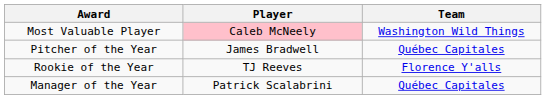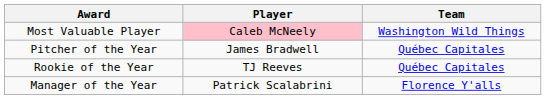(451, 67) Florence Y'alls -> (451, 67) Québec Capitales
(451, 85) Québec Capitales -> (451, 85) Florence Y'alls
